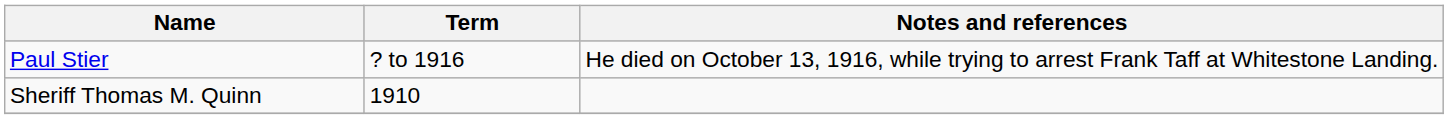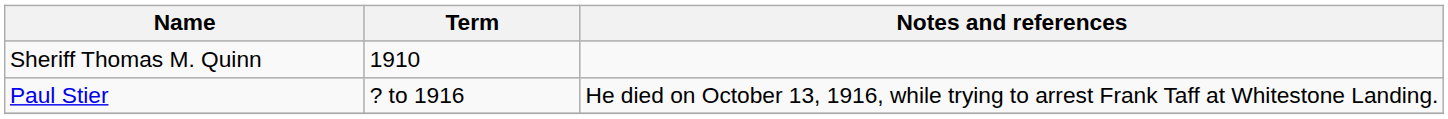rows swapped: (136, 95) <-> (59, 59)
